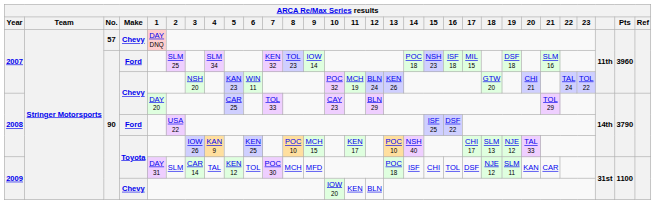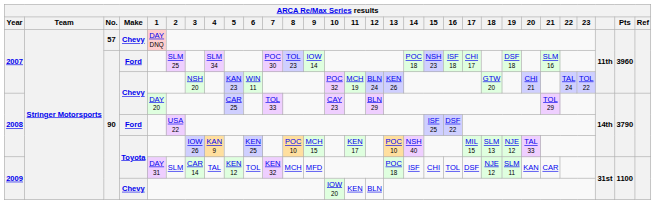(273, 61) KEN 32 -> (273, 61) POC 30
(472, 61) MIL 15 -> (472, 61) CHI 17
(472, 146) CHI 17 -> (472, 146) MIL 15
(273, 167) POC 30 -> (273, 167) KEN 32
